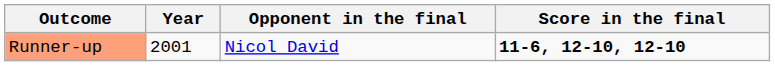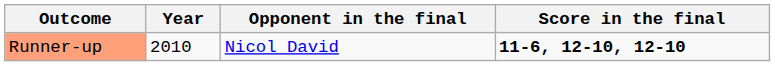(171, 47) 2001 -> (171, 47) 2010
